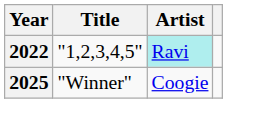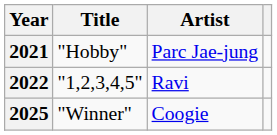+ row: (29, 51)
(170, 51) paleturquoise background -> (170, 82) no background
